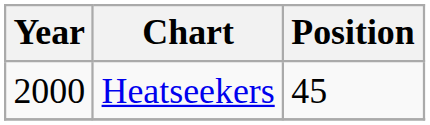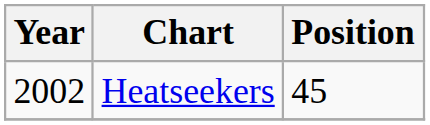(49, 89) 2000 -> (49, 89) 2002
